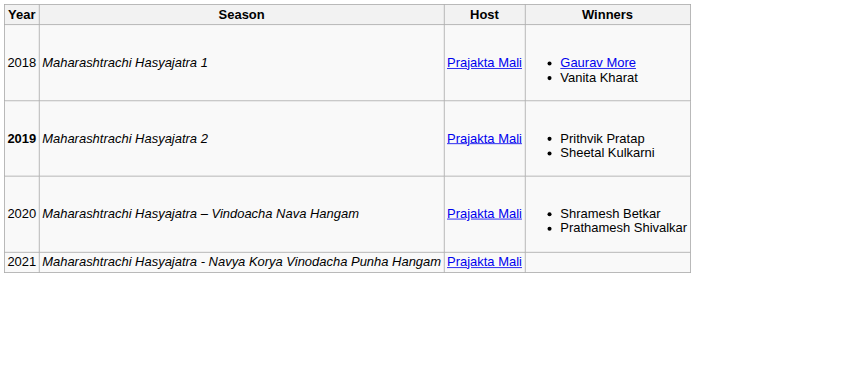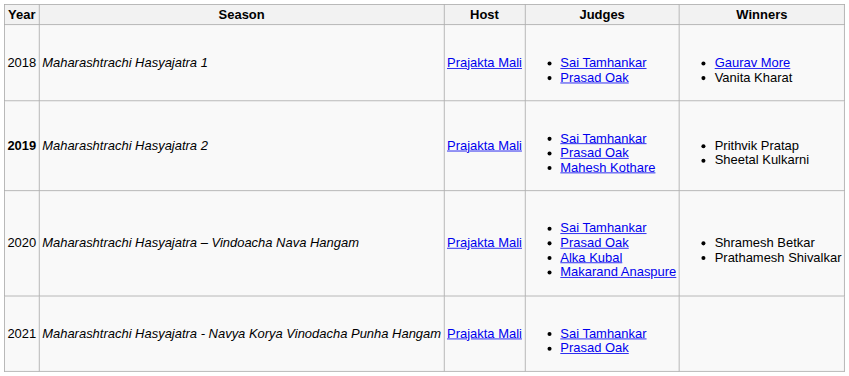+ column: (602, 14)
